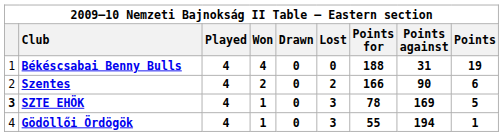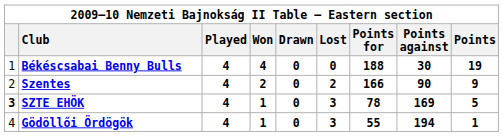(424, 66) 31 -> (424, 66) 30
(475, 84) 6 -> (475, 84) 9
